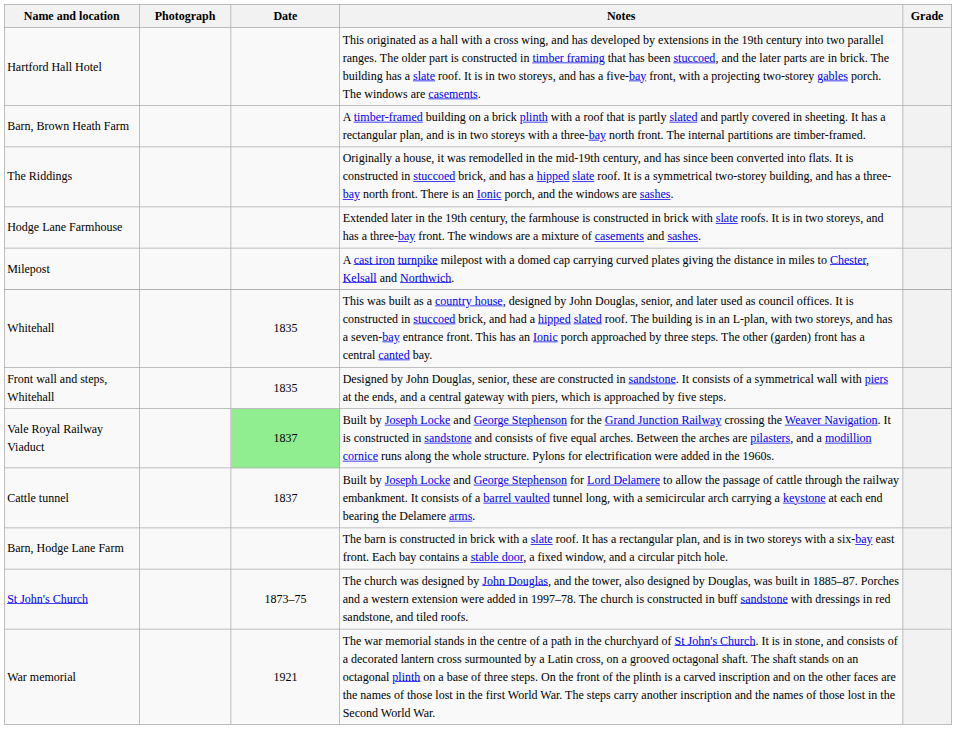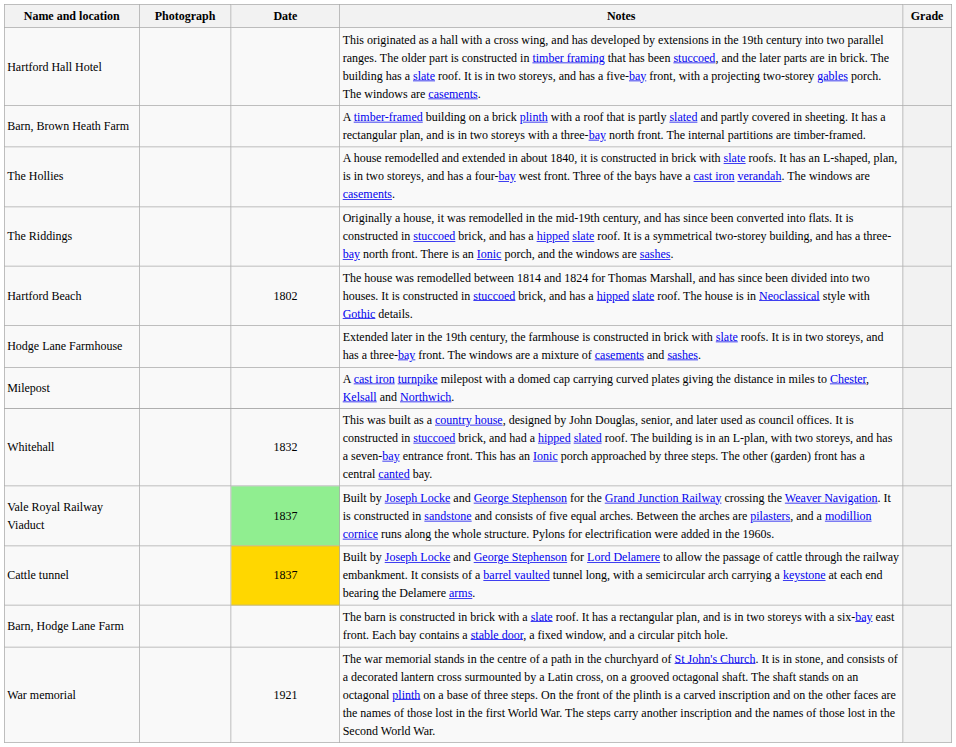+ row: (35, 176)
+ row: (44, 295)
(285, 328) 1835 -> (285, 447) 1832
- row: (57, 387)
(285, 498) no background -> (285, 575) gold background
- row: (48, 599)
